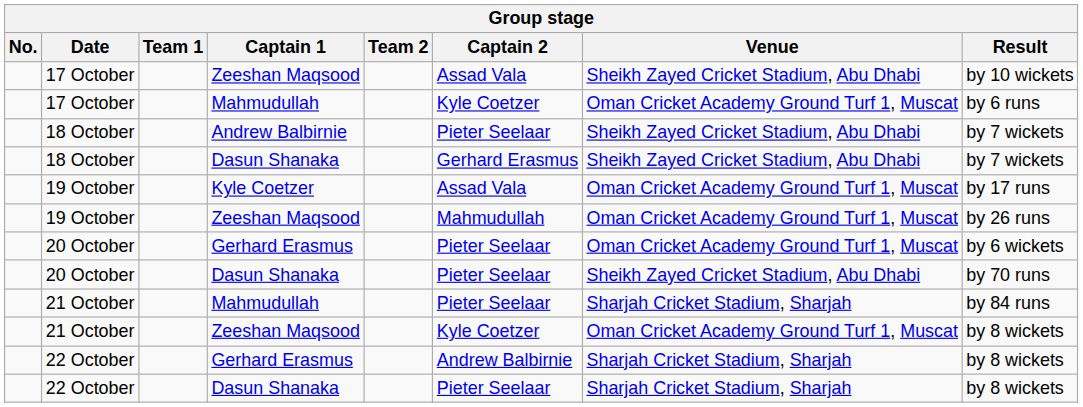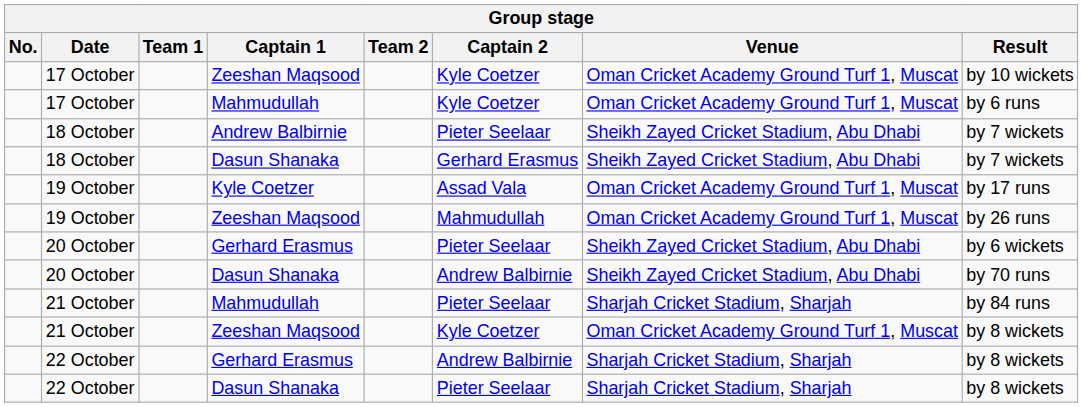(481, 75) Assad Vala -> (488, 75) Kyle Coetzer
(753, 75) Sheikh Zayed Cricket Stadium, Abu Dhabi -> (772, 75) Oman Cricket Academy Ground Turf 1, Muscat
(772, 246) Oman Cricket Academy Ground Turf 1, Muscat -> (753, 246) Sheikh Zayed Cricket Stadium, Abu Dhabi
(494, 274) Pieter Seelaar -> (505, 274) Andrew Balbirnie
